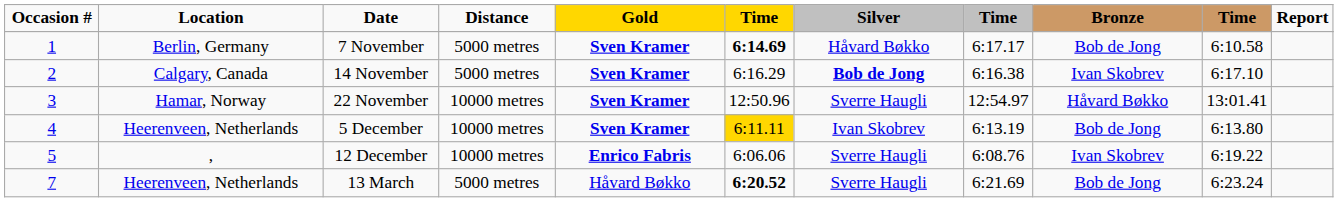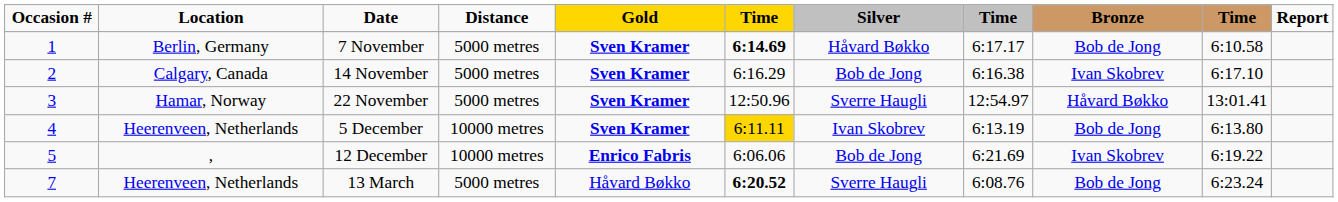(879, 73) bold -> (879, 73) normal
(497, 100) 10000 metres -> (497, 100) 5000 metres
(879, 155) Sverre Haugli -> (879, 155) Bob de Jong
(998, 155) 6:08.76 -> (998, 155) 6:21.69
(998, 182) 6:21.69 -> (998, 182) 6:08.76
